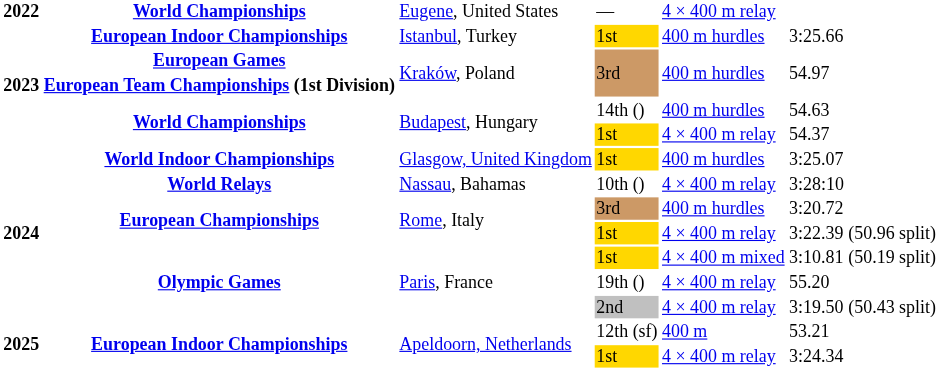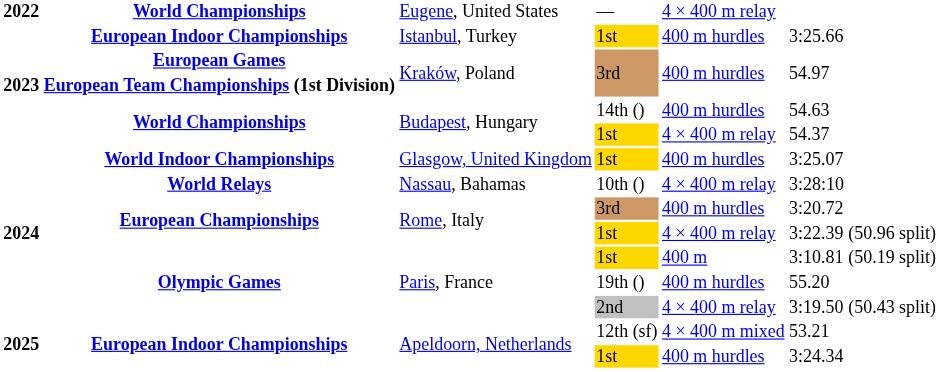(723, 257) 4 × 400 m mixed -> (685, 257) 400 m
(719, 282) 4 × 400 m relay -> (713, 282) 400 m hurdles
(685, 331) 400 m -> (723, 331) 4 × 400 m mixed
(719, 356) 4 × 400 m relay -> (713, 356) 400 m hurdles
